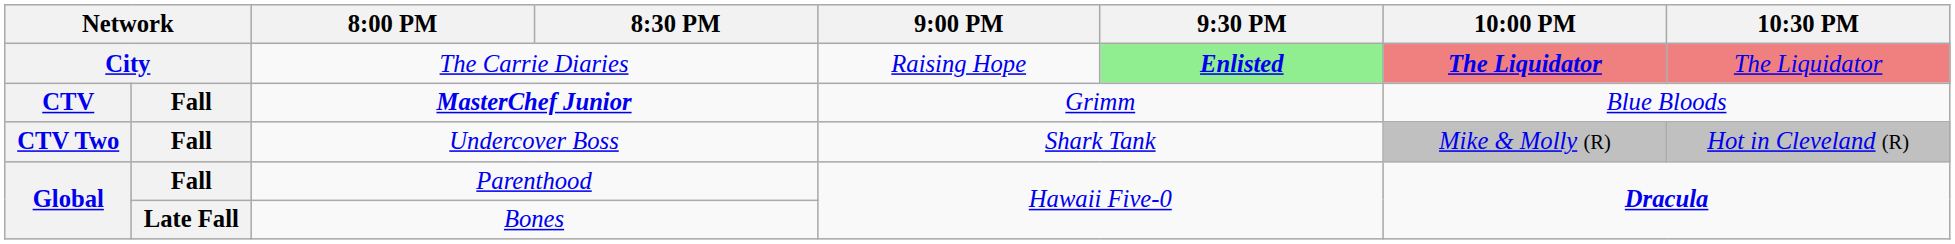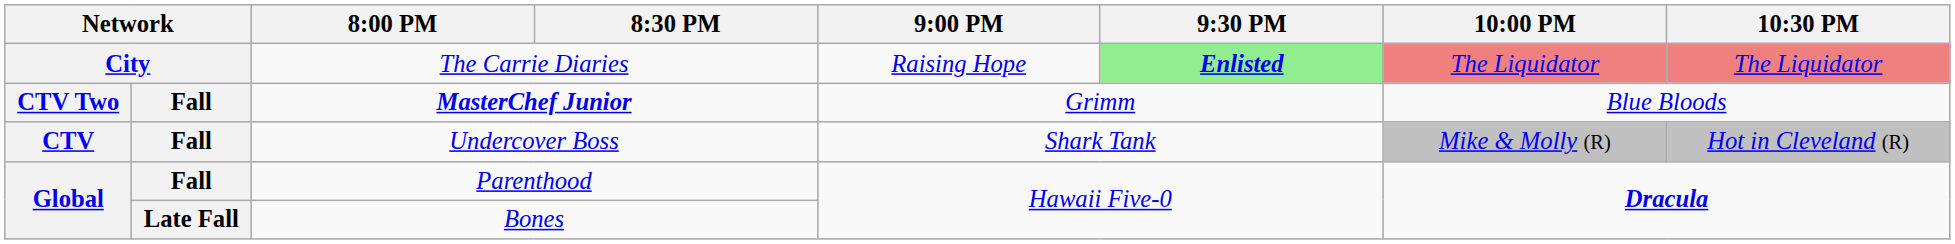(1525, 63) bold -> (1525, 63) normal
(68, 102) CTV -> (68, 102) CTV Two
(68, 141) CTV Two -> (68, 141) CTV
